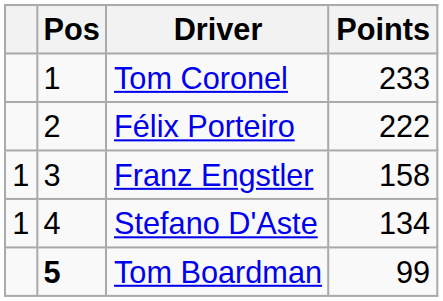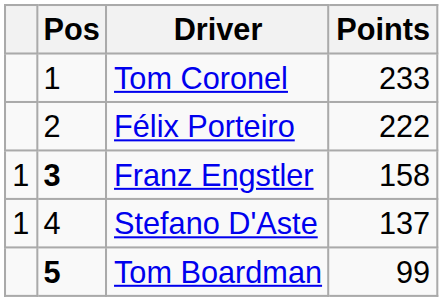(52, 175) normal -> (52, 175) bold
(404, 224) 134 -> (404, 224) 137
